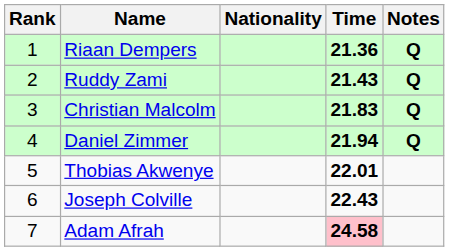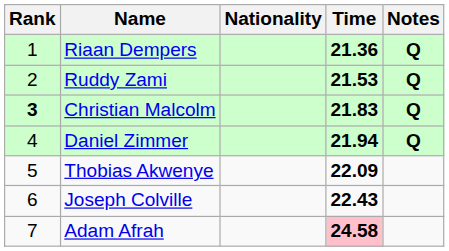(354, 79) 21.43 -> (354, 79) 21.53
(32, 110) normal -> (32, 110) bold
(354, 170) 22.01 -> (354, 170) 22.09
